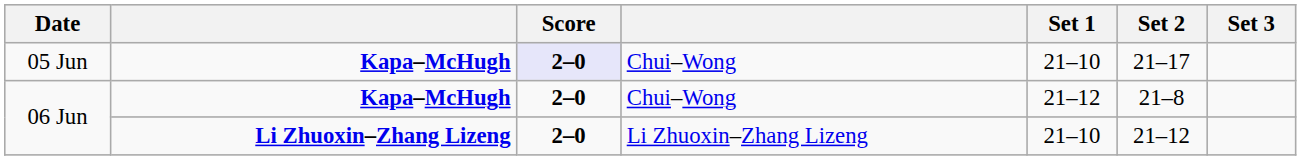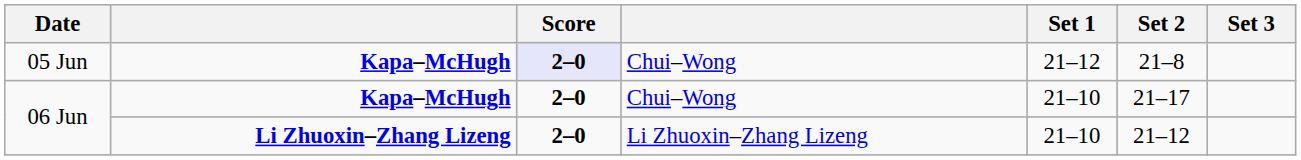(1072, 61) 21–10 -> (1072, 61) 21–12
(1162, 61) 21–17 -> (1162, 61) 21–8
(1072, 98) 21–12 -> (1072, 98) 21–10
(1162, 98) 21–8 -> (1162, 98) 21–17
